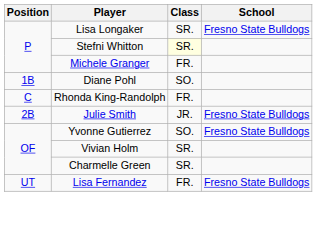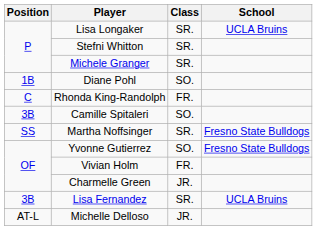(257, 30) Fresno State Bulldogs -> (257, 30) UCLA Bruins
(185, 47) lightyellow background -> (185, 47) no background
(185, 64) FR. -> (185, 64) SR.
- row: (110, 115)
+ row: (110, 115)
+ row: (110, 132)
(185, 149) SR. -> (185, 166) FR.
(185, 166) SR. -> (185, 183) JR.
(28, 183) UT -> (28, 200) 3B
(185, 183) FR. -> (185, 200) SR.
(257, 183) Fresno State Bulldogs -> (257, 200) UCLA Bruins
+ row: (110, 217)
